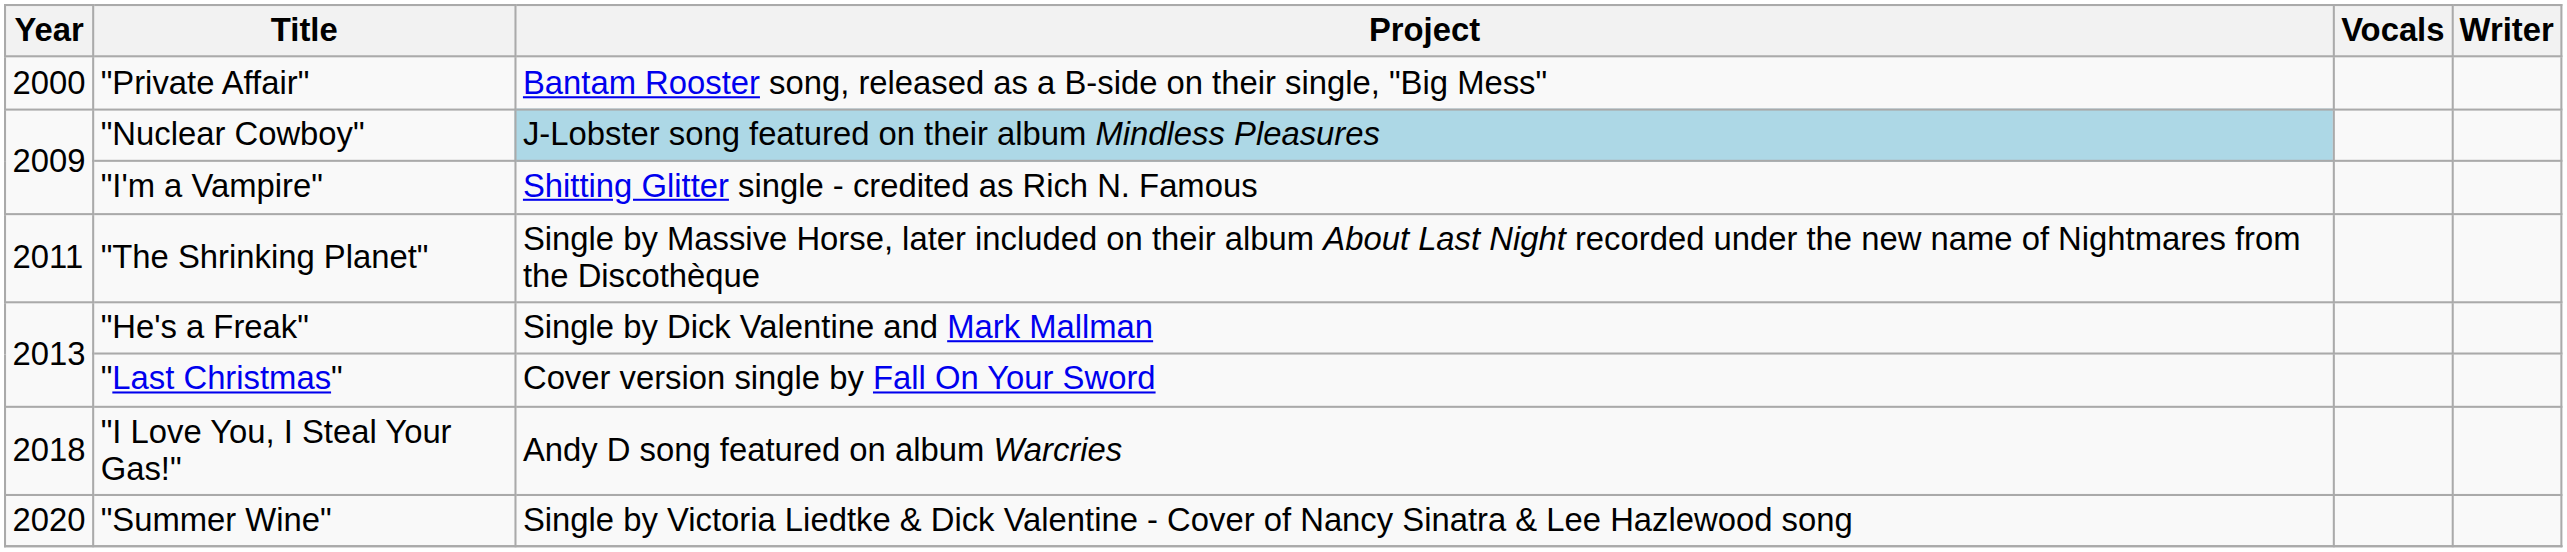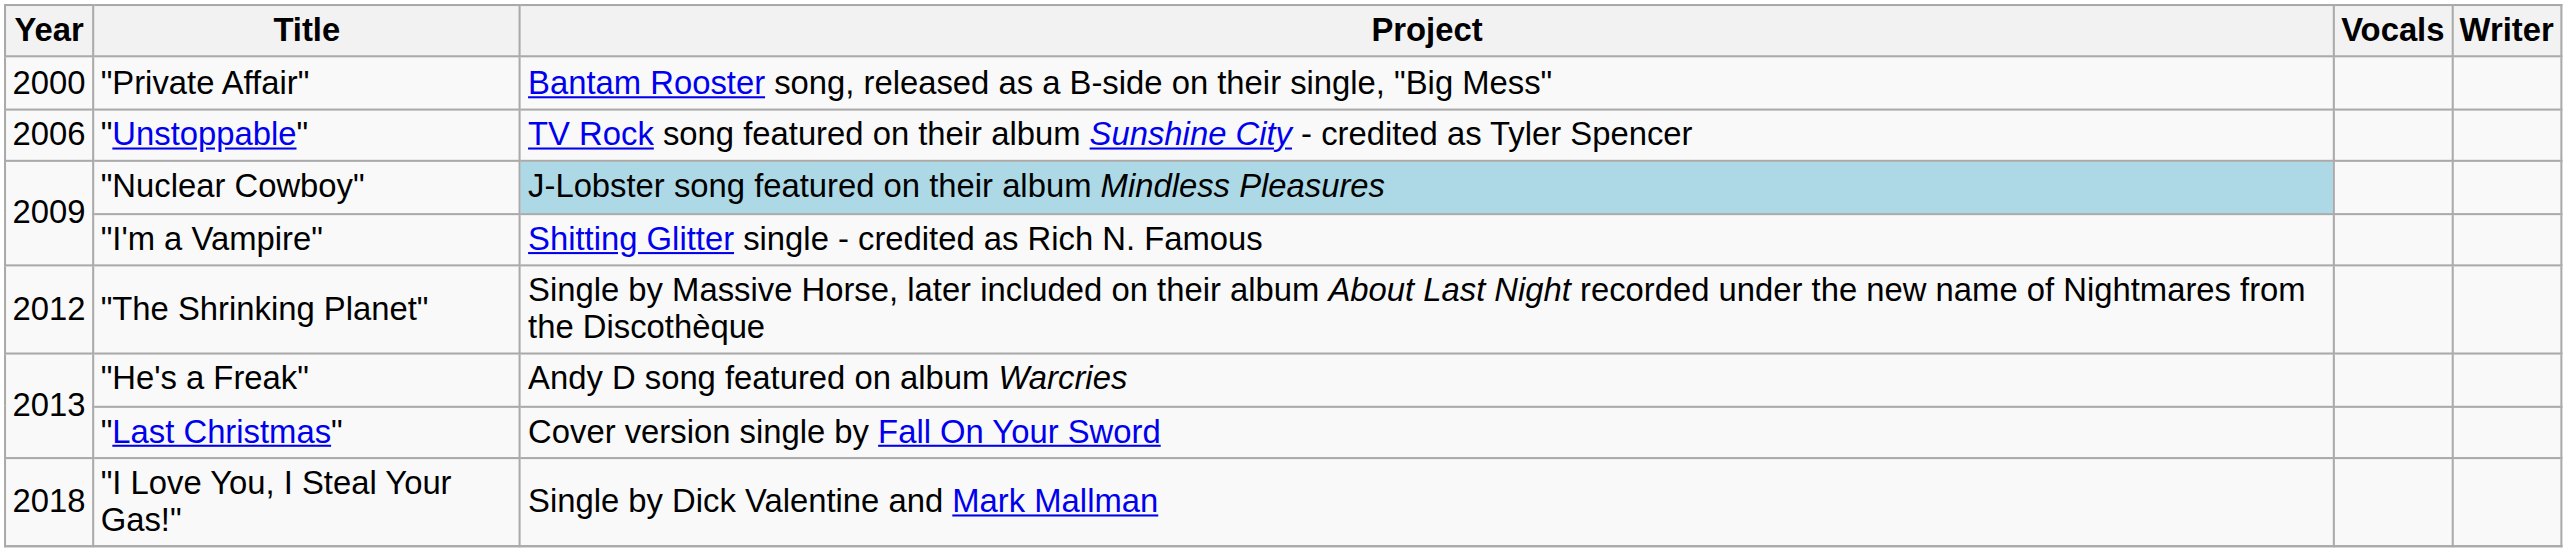+ row: (204, 134)
(48, 257) 2011 -> (49, 309) 2012
(838, 327) Single by Dick Valentine and Mark Mallman -> (828, 379) Andy D song featured on album Warcries
(823, 449) Andy D song featured on album Warcries -> (843, 502) Single by Dick Valentine and Mark Mallman
- row: (216, 520)
